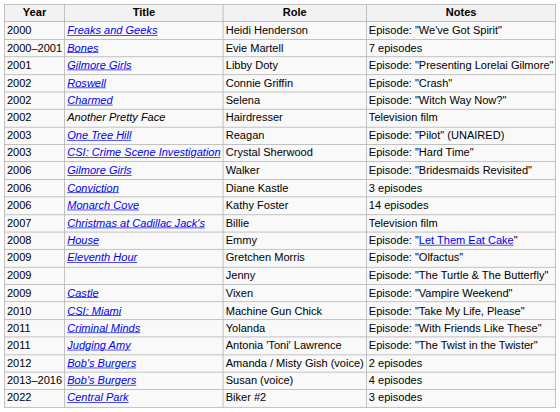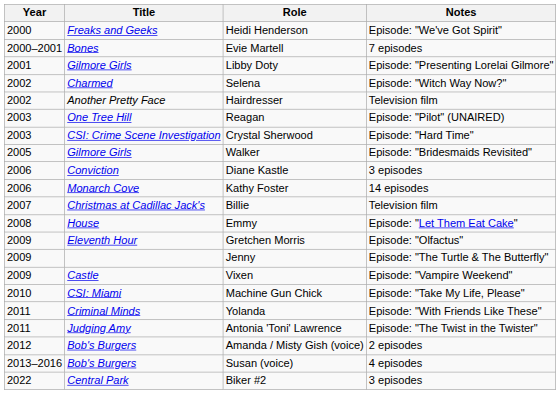- row: (259, 83)
(19, 170) 2006 -> (19, 153) 2005
